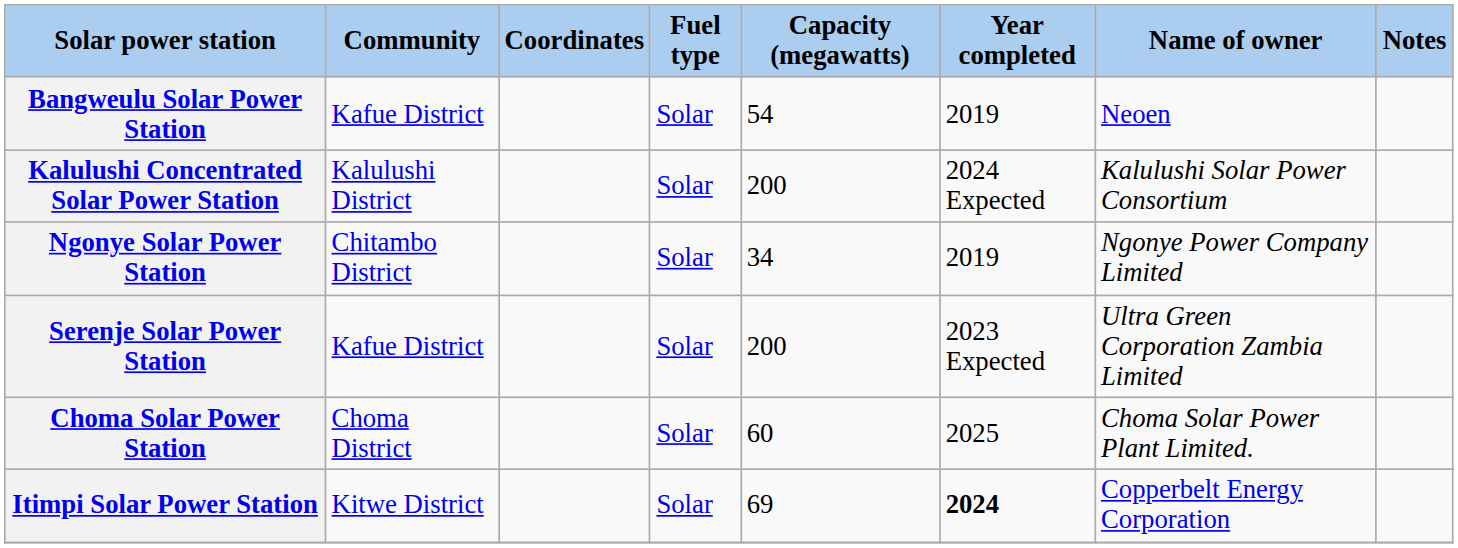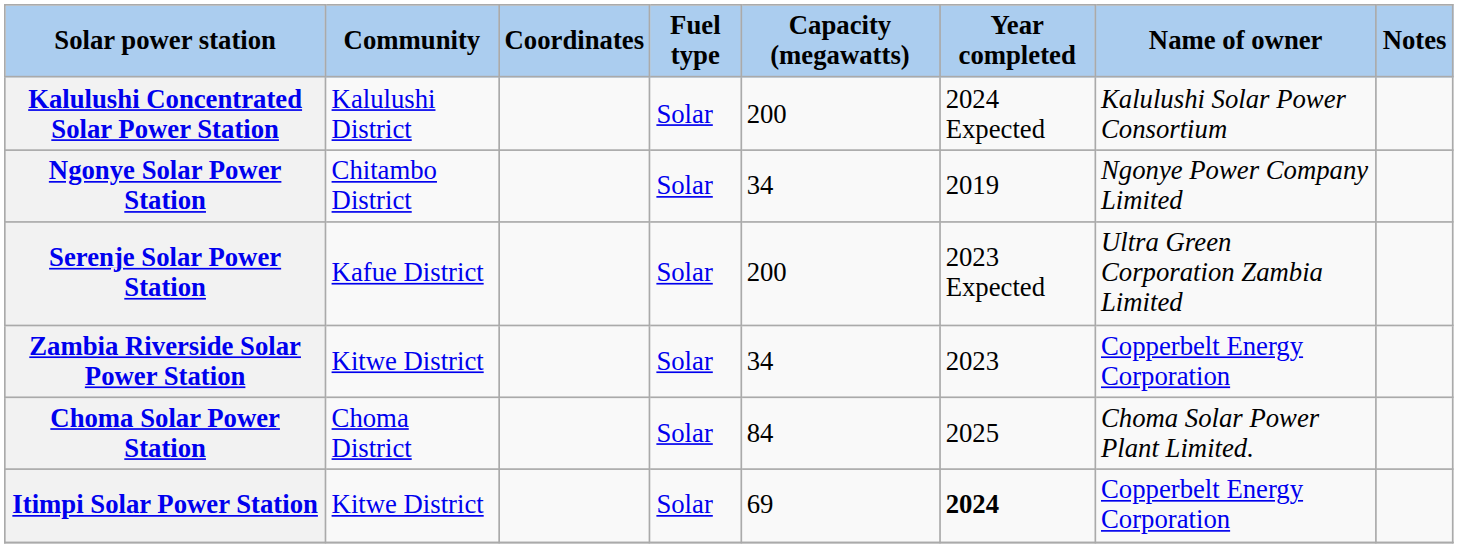- row: (165, 113)
+ row: (165, 360)
(760, 432) 60 -> (760, 432) 84
